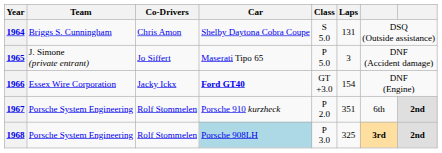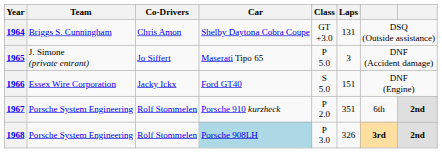(324, 32) S 5.0 -> (324, 32) GT +3.0
(223, 84) bold -> (222, 84) normal
(324, 84) GT +3.0 -> (324, 84) S 5.0
(349, 84) 154 -> (349, 84) 151
(349, 135) 325 -> (349, 135) 326
